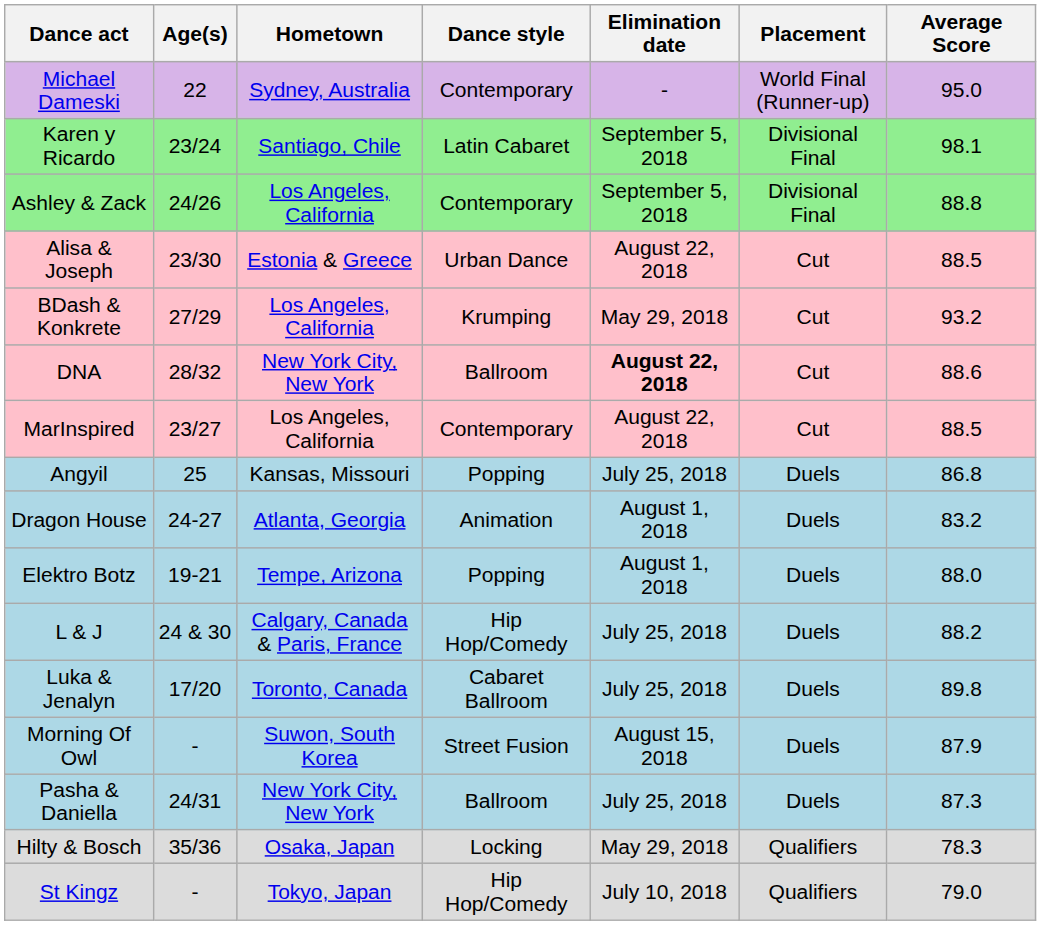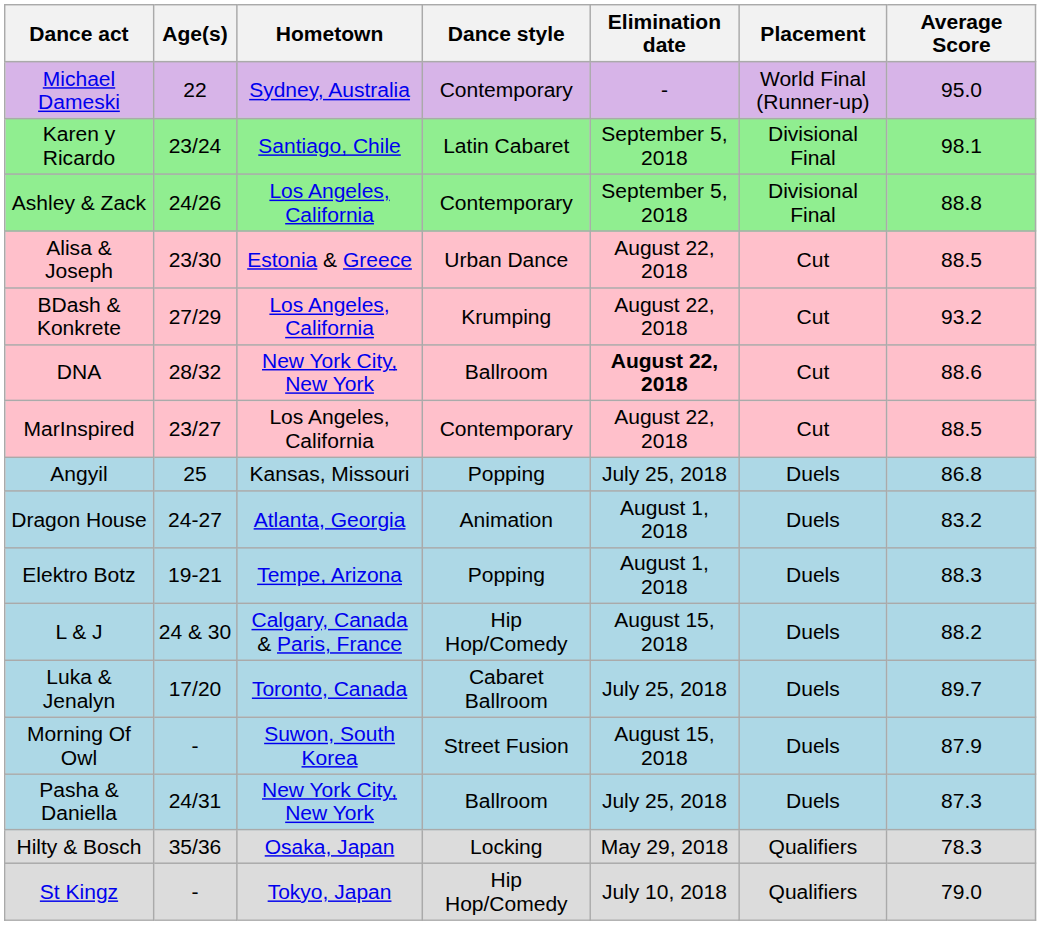(664, 316) May 29, 2018 -> (664, 316) August 22, 2018
(961, 576) 88.0 -> (961, 576) 88.3
(664, 632) July 25, 2018 -> (664, 632) August 15, 2018
(961, 689) 89.8 -> (961, 689) 89.7
